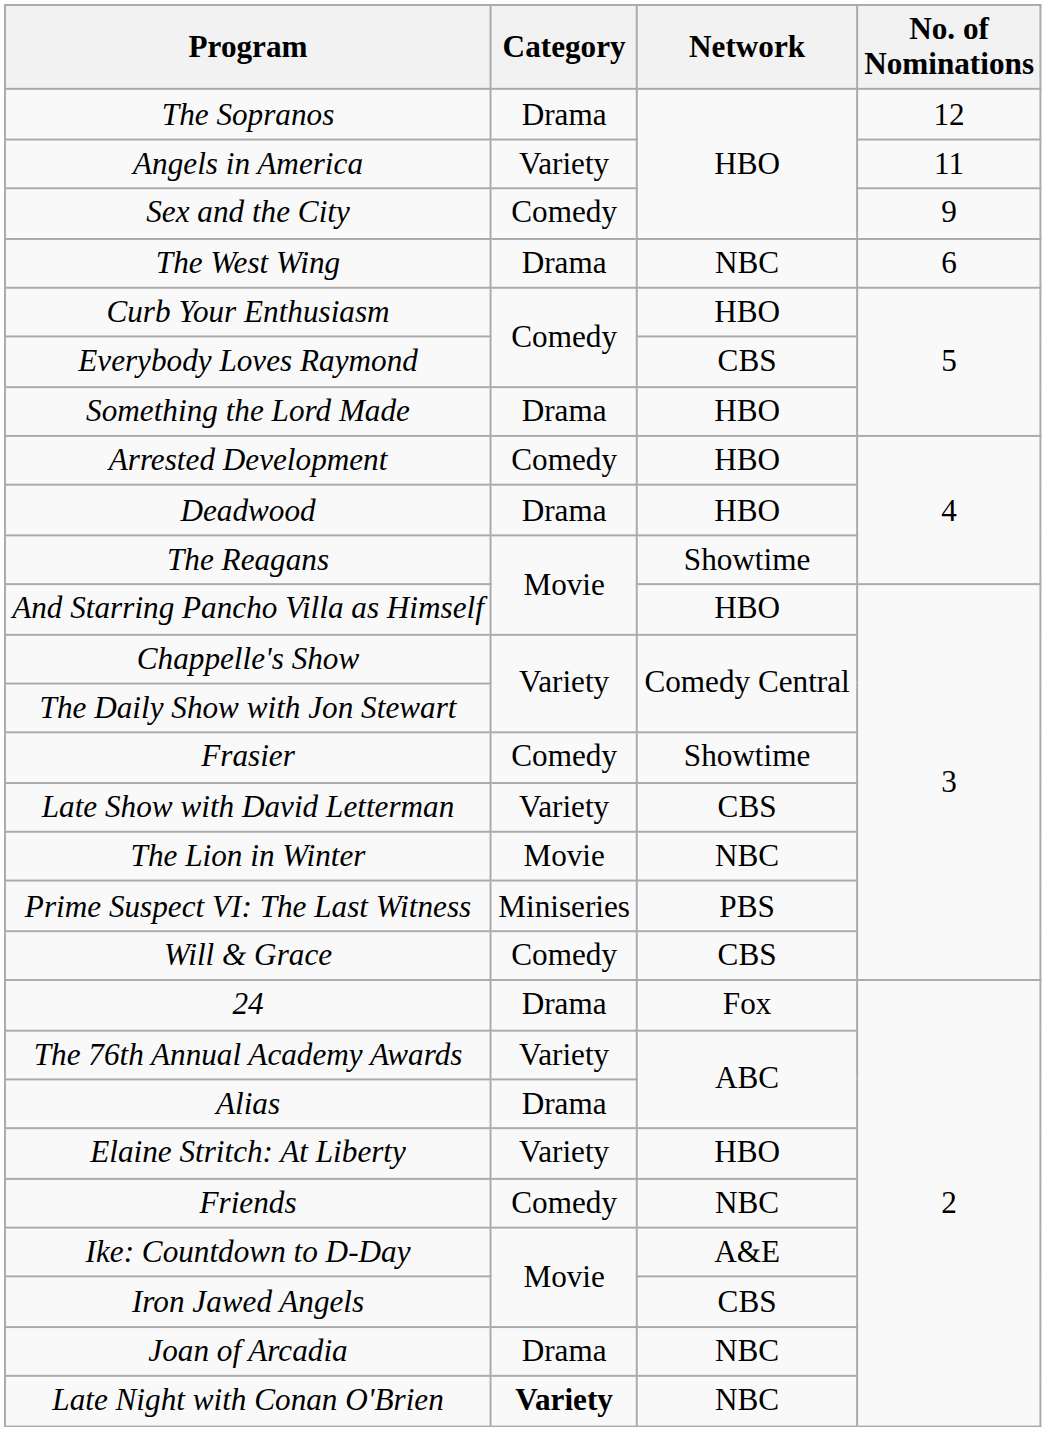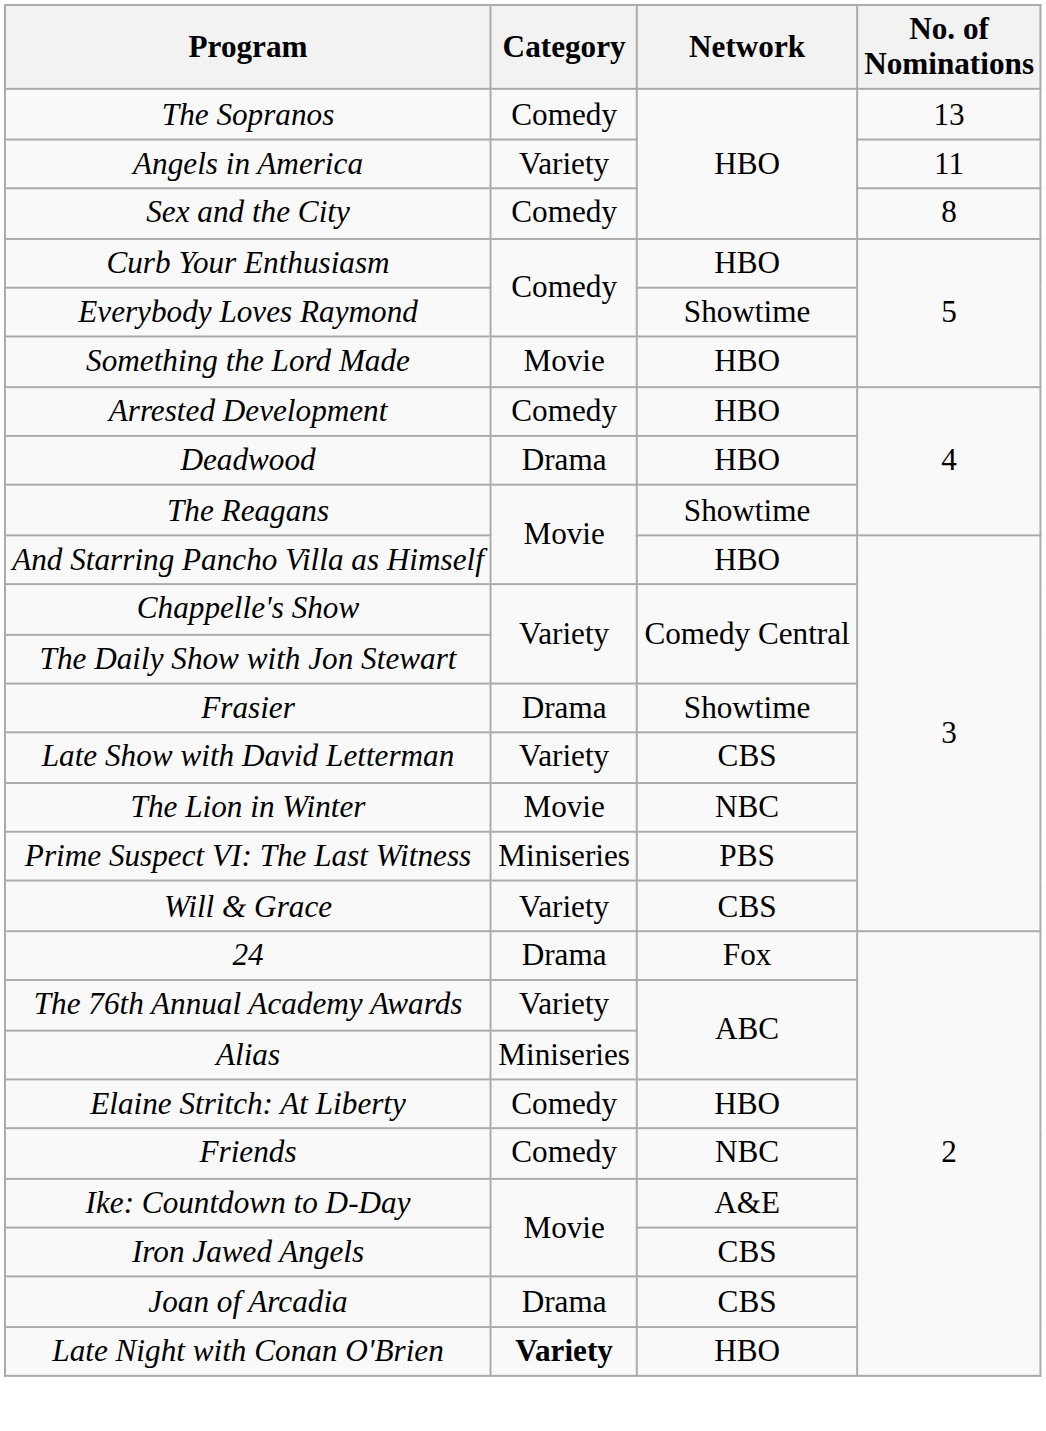(564, 113) Drama -> (564, 113) Comedy
(949, 113) 12 -> (949, 113) 13
(949, 212) 9 -> (949, 212) 8
- row: (248, 262)
(747, 361) CBS -> (747, 311) Showtime
(564, 410) Drama -> (564, 361) Movie
(564, 757) Comedy -> (564, 707) Drama
(564, 955) Comedy -> (564, 905) Variety
(564, 1103) Drama -> (564, 1053) Miniseries
(564, 1152) Variety -> (564, 1103) Comedy
(747, 1350) NBC -> (747, 1301) CBS
(747, 1400) NBC -> (747, 1350) HBO
